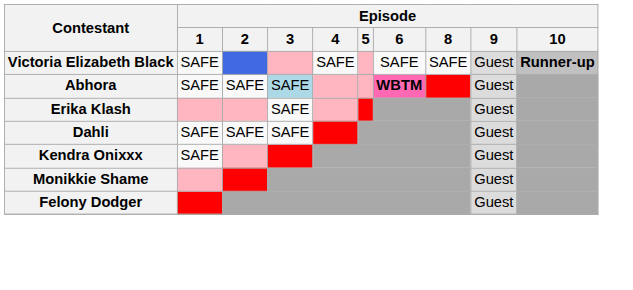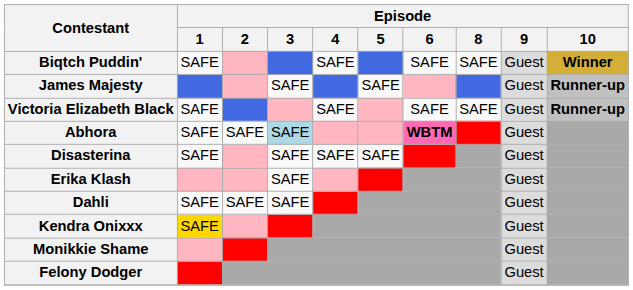+ row: (91, 62)
+ row: (91, 86)
+ row: (91, 156)
(200, 156) no background -> (200, 226) gold background
